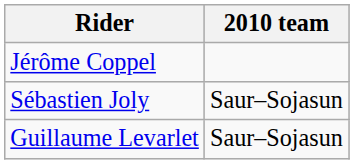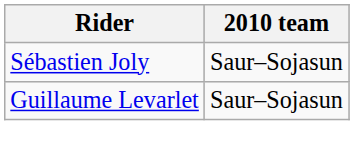- row: (83, 61)
